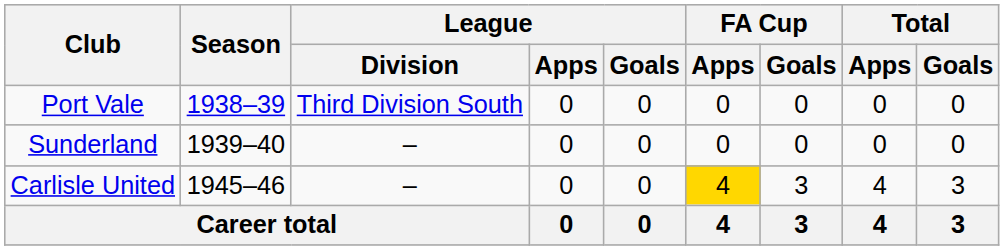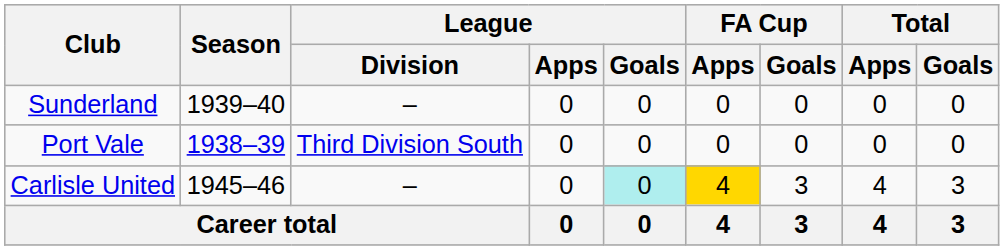rows swapped: (93, 104) <-> (93, 144)
(645, 184) no background -> (645, 184) paleturquoise background
